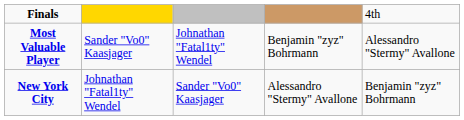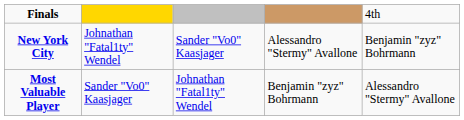rows swapped: (43, 92) <-> (43, 46)
